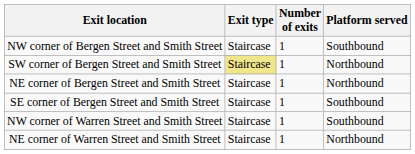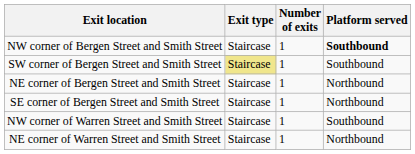(355, 45) normal -> (357, 45) bold
(355, 64) Northbound -> (355, 64) Southbound
(355, 102) Southbound -> (355, 102) Northbound
